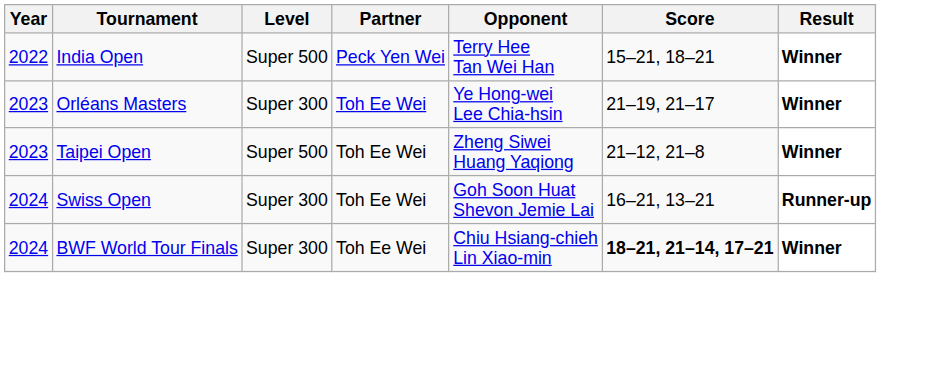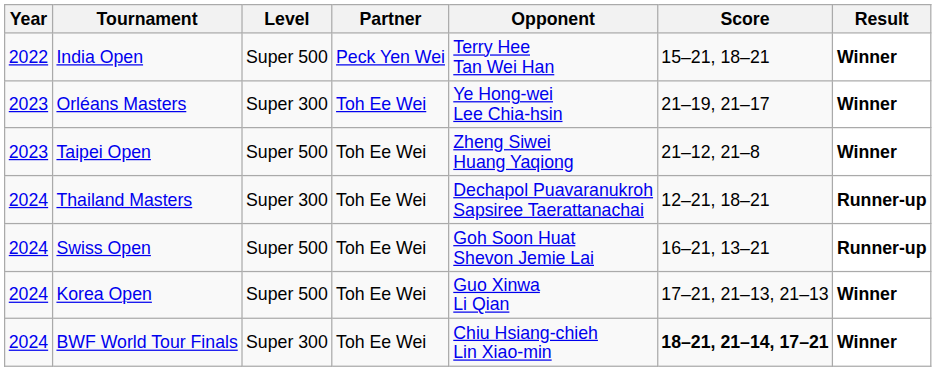+ row: (124, 200)
(287, 200) Super 300 -> (287, 247) Super 500
+ row: (104, 295)
